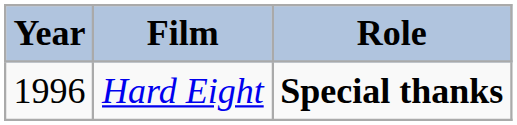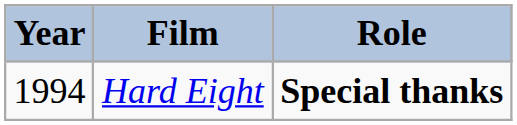(49, 90) 1996 -> (49, 90) 1994
